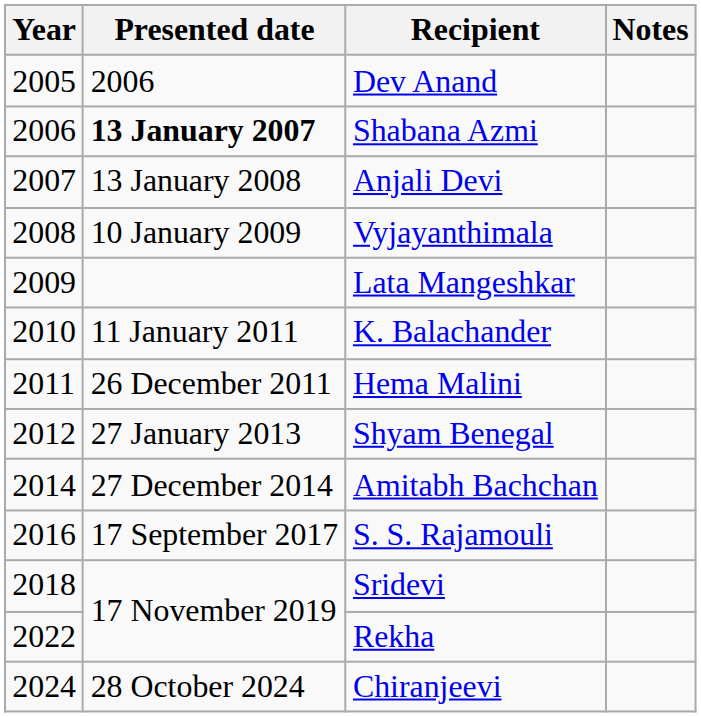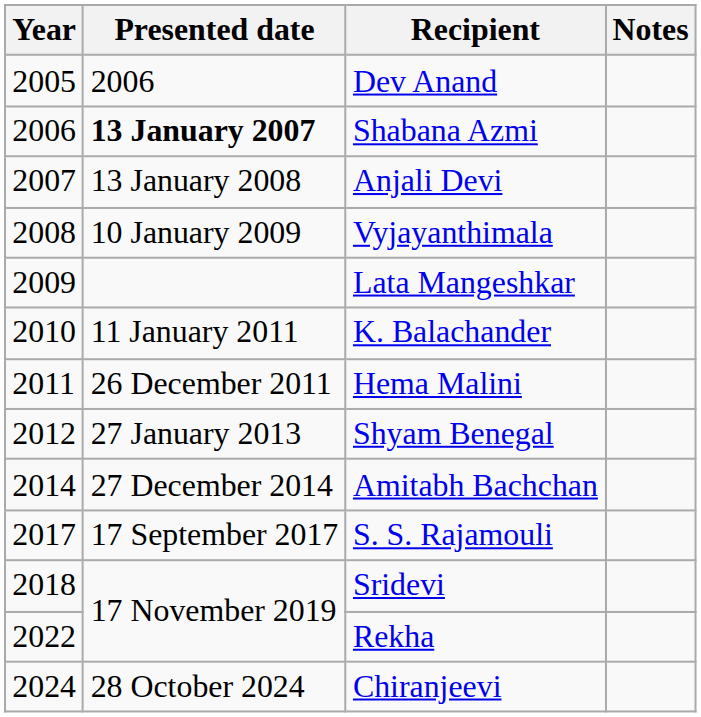(44, 534) 2016 -> (44, 534) 2017
